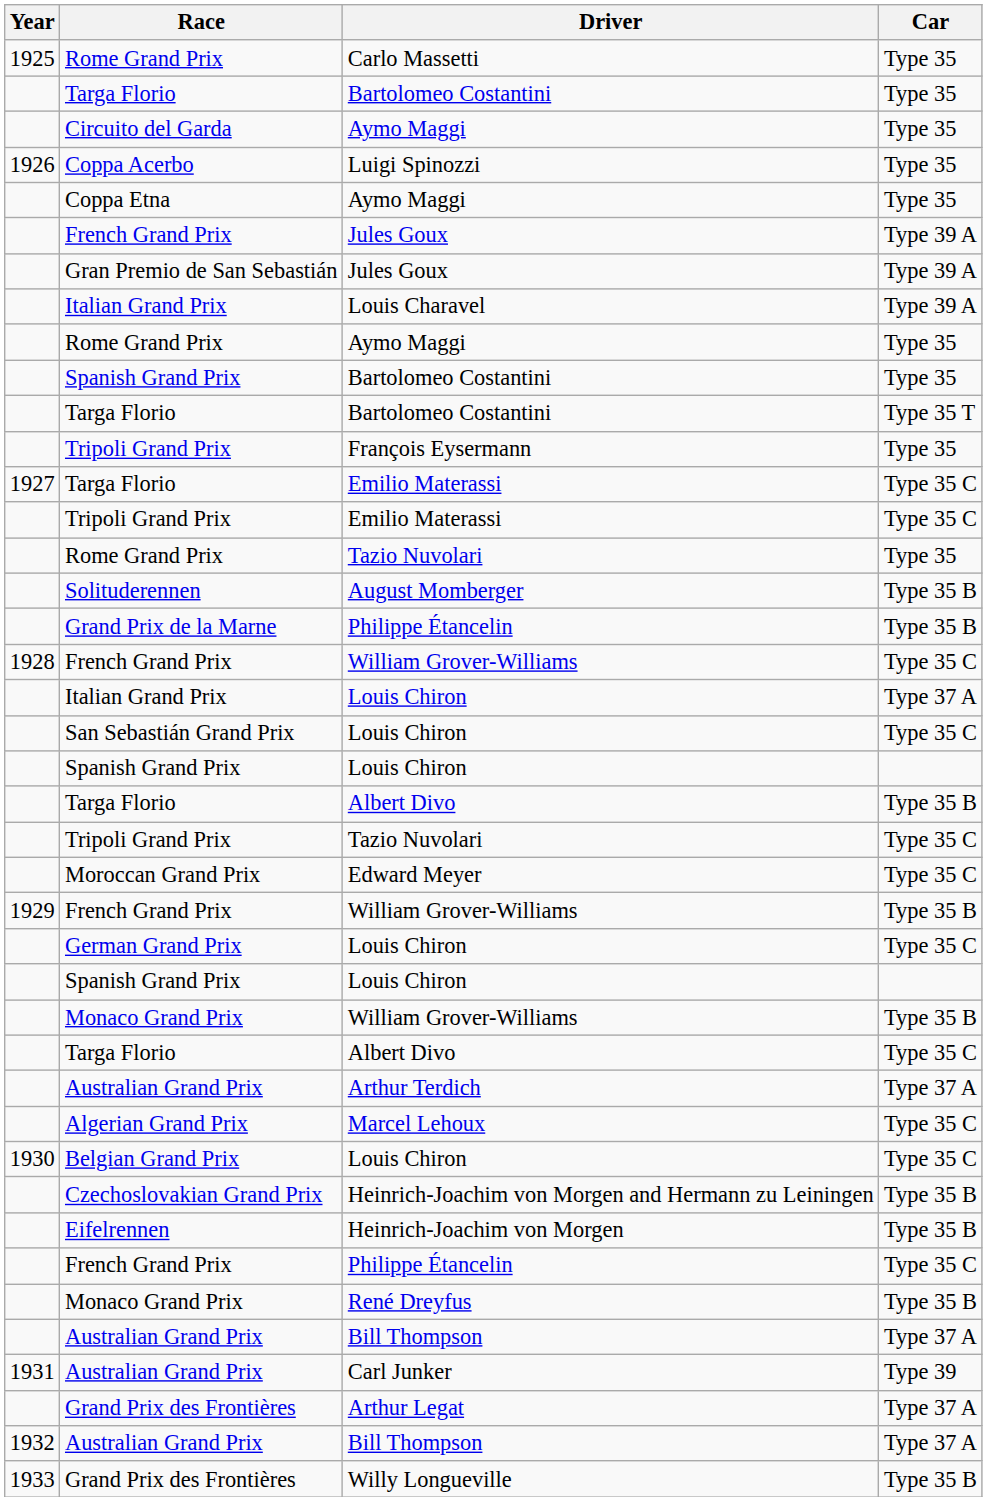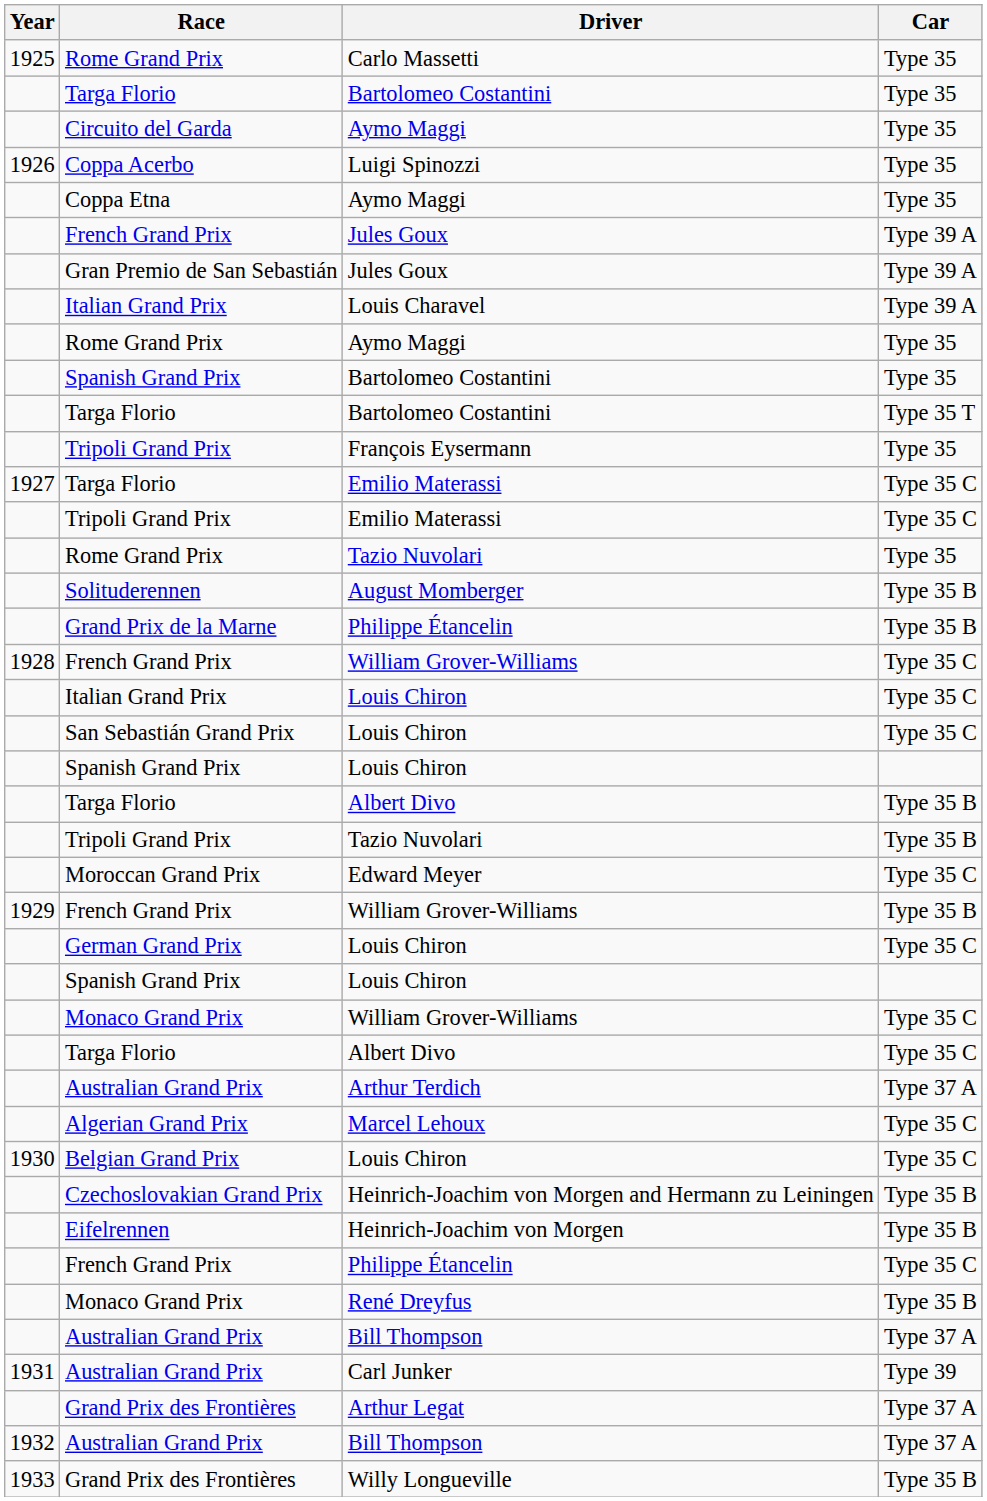(930, 697) Type 37 A -> (930, 697) Type 35 C
(930, 839) Type 35 C -> (930, 839) Type 35 B
(930, 1016) Type 35 B -> (930, 1016) Type 35 C
